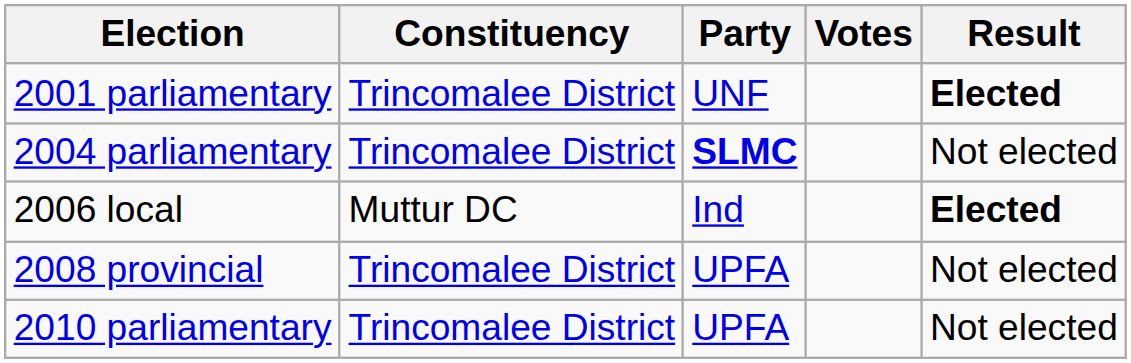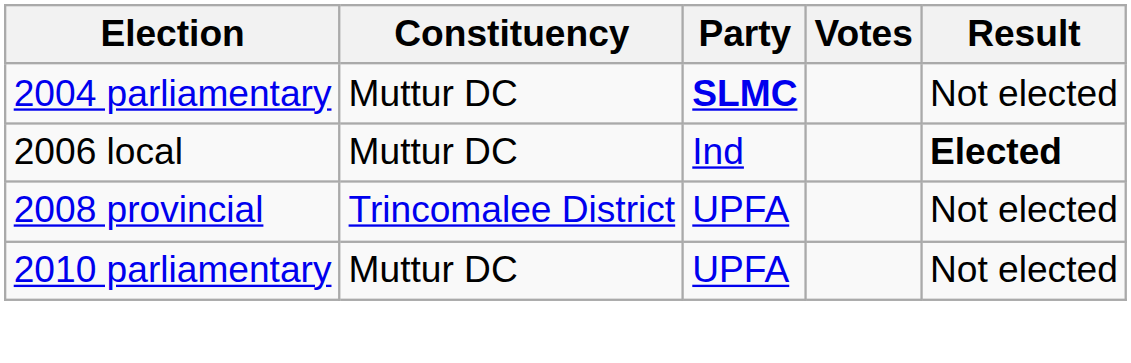- row: (173, 92)
(512, 151) Trincomalee District -> (433, 92) Muttur DC
(512, 328) Trincomalee District -> (433, 269) Muttur DC
